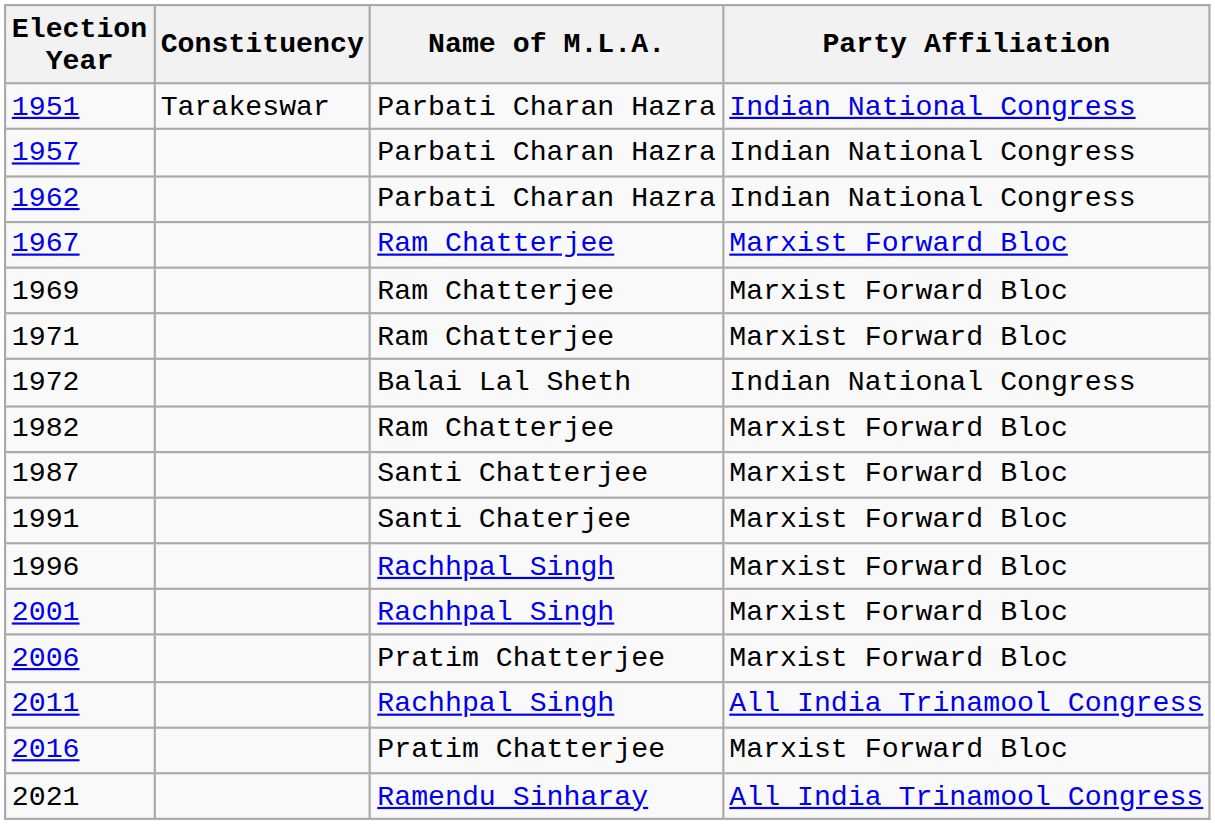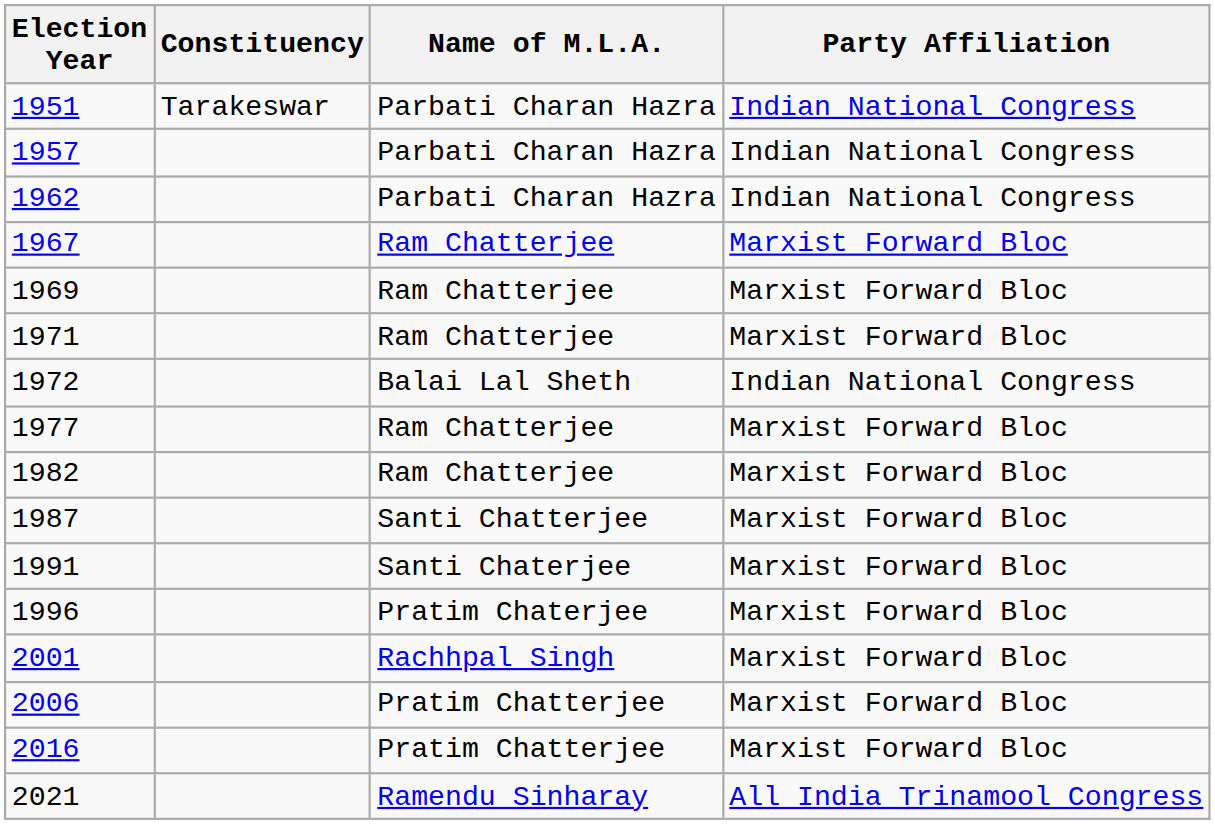+ row: (46, 428)
(496, 566) Rachhpal Singh -> (513, 612) Pratim Chaterjee
- row: (46, 704)
